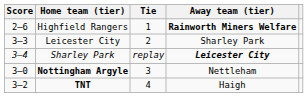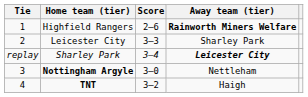columns swapped: (148, 12) <-> (20, 12)
